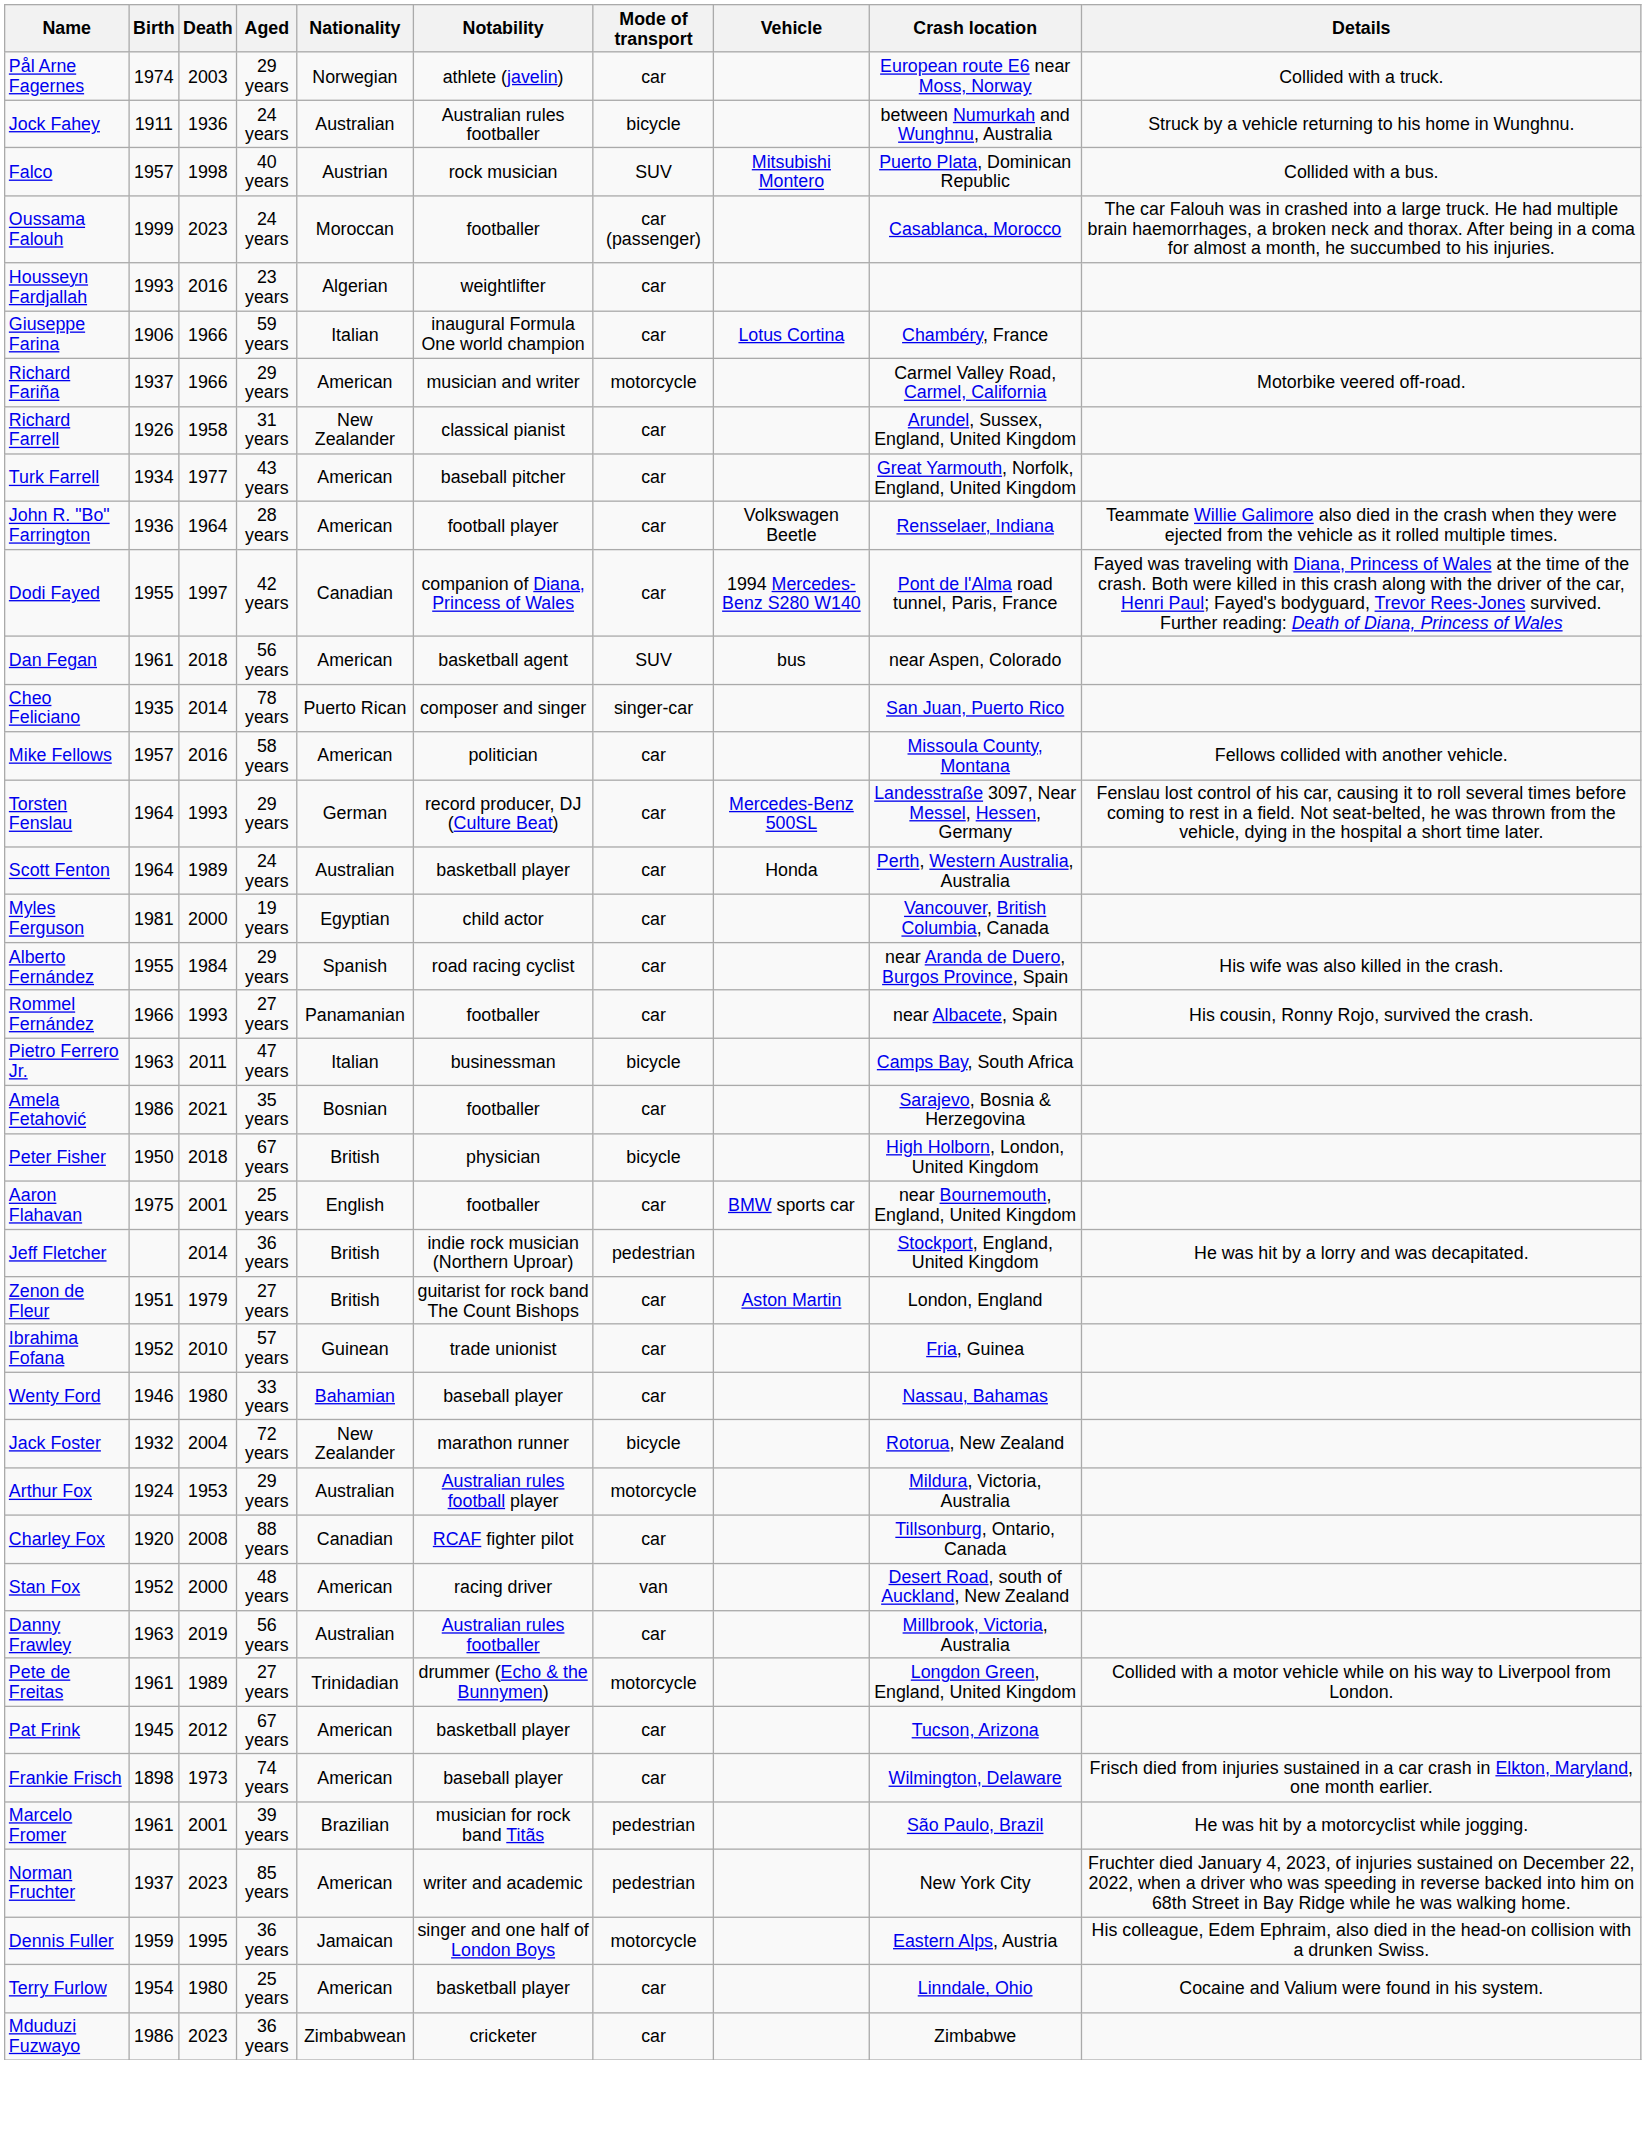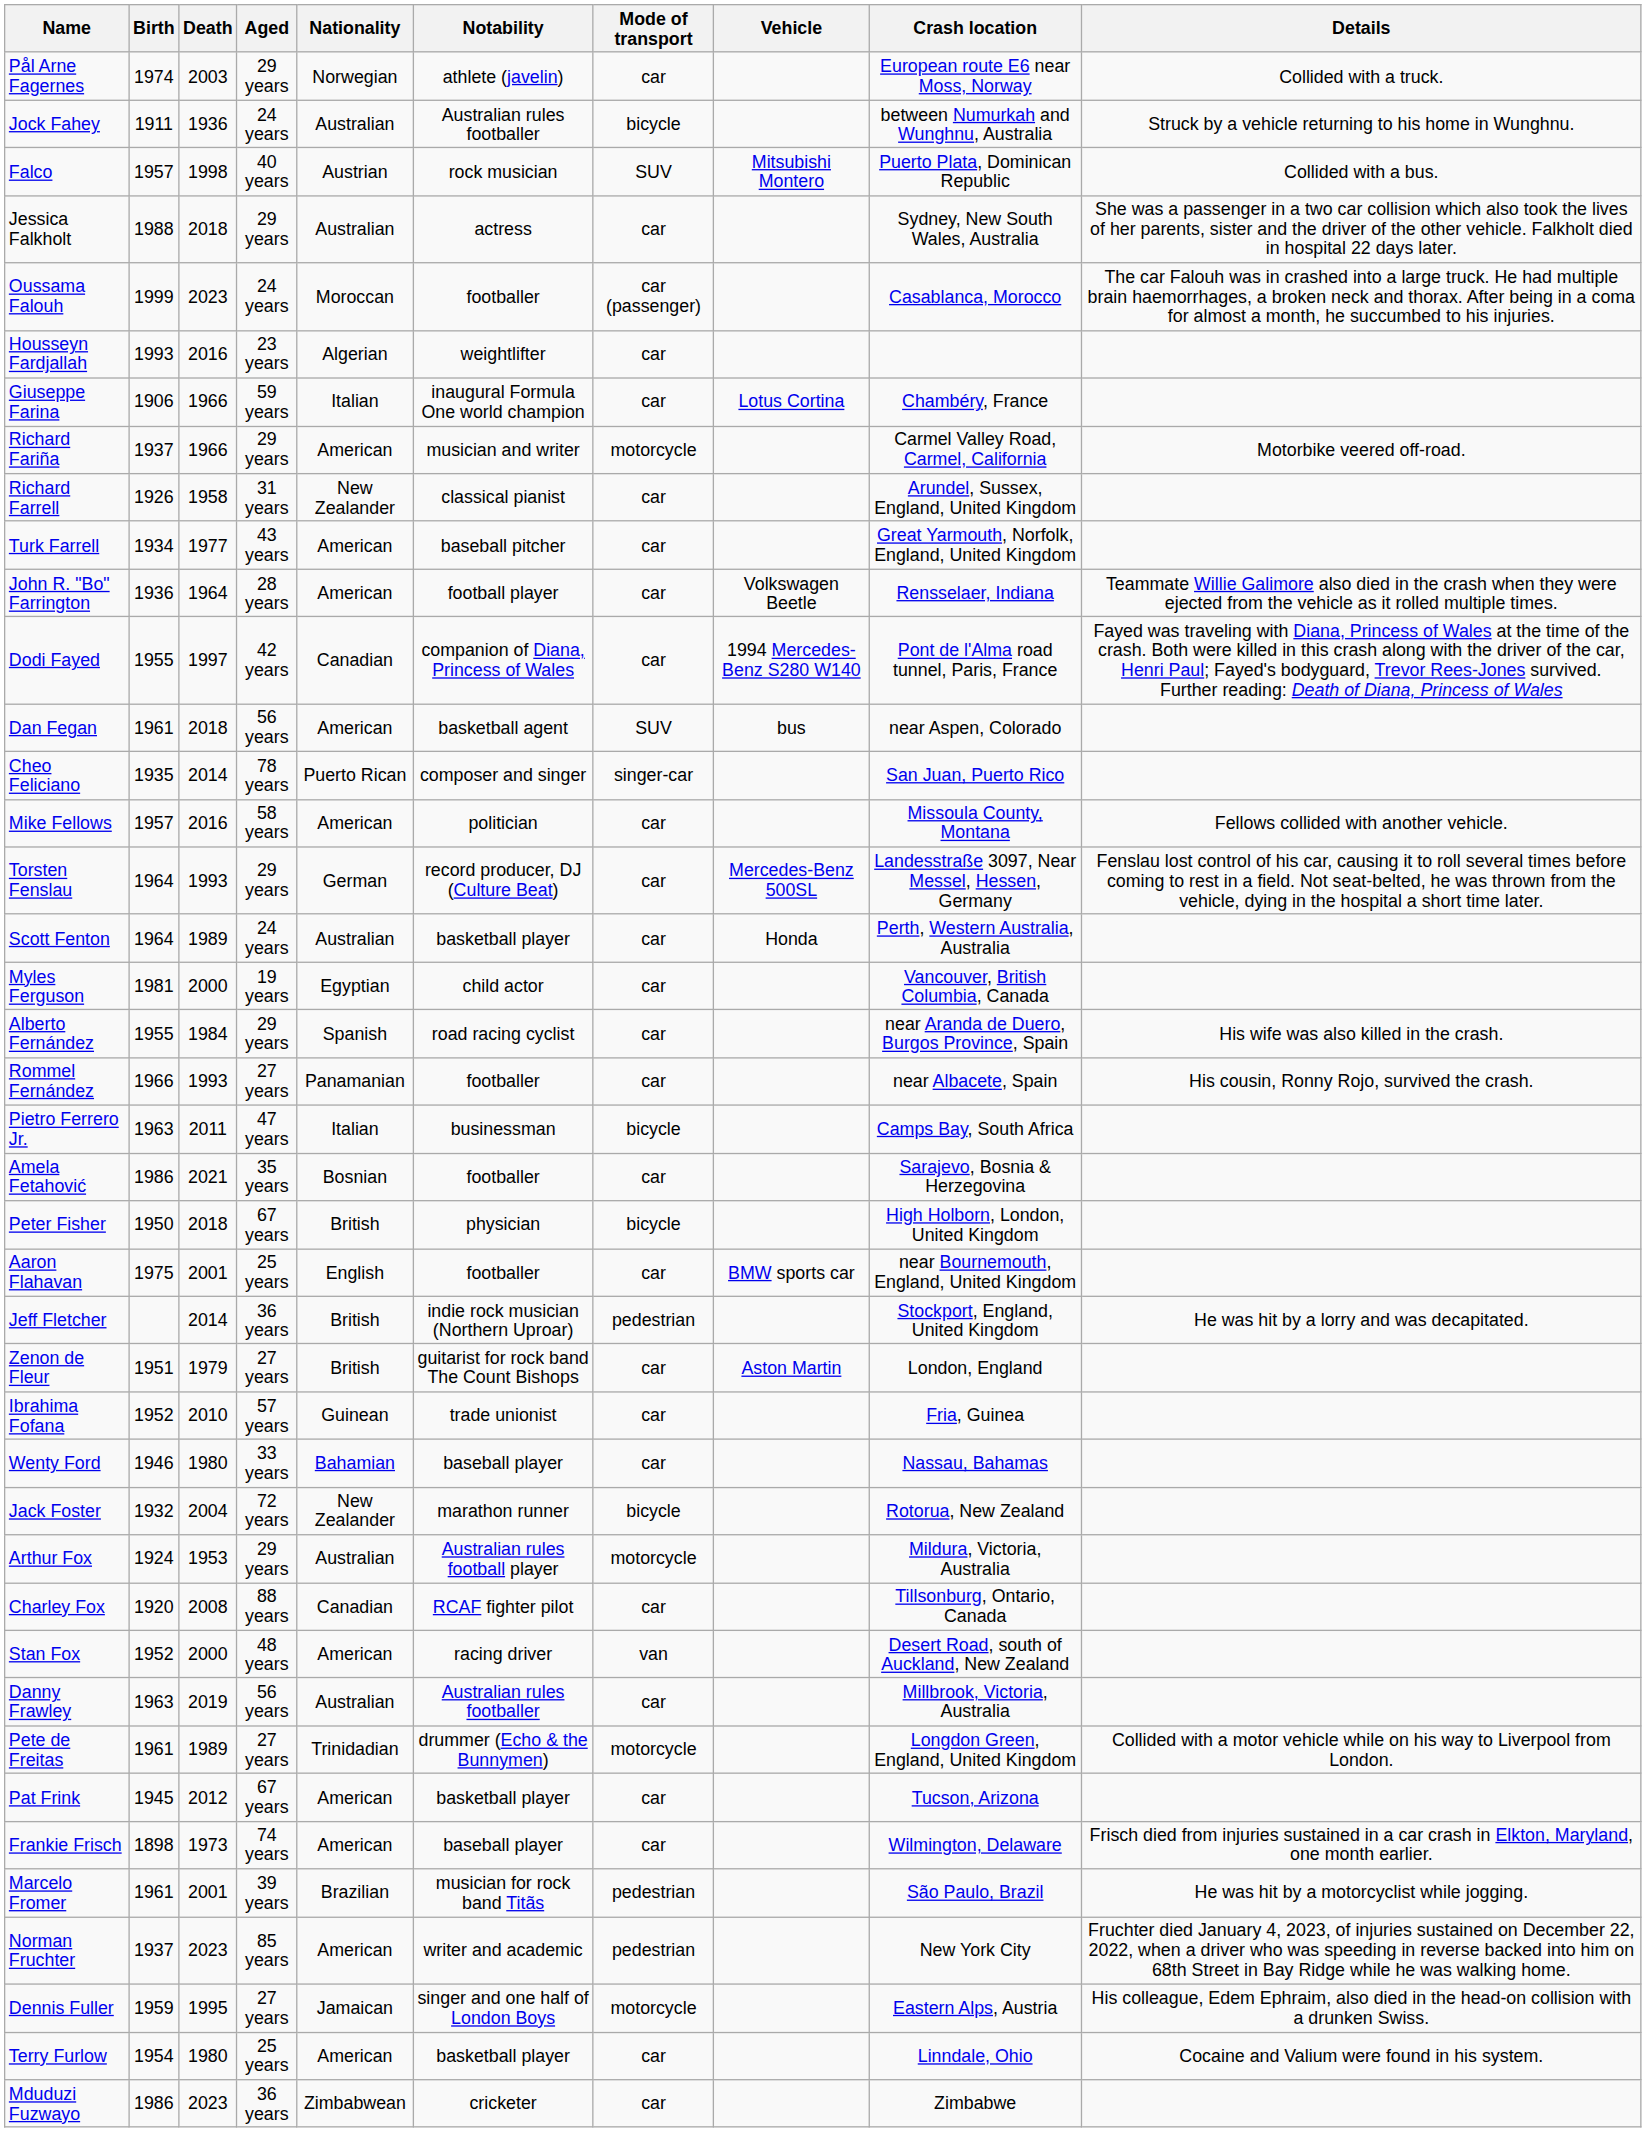+ row: (40, 229)
(267, 1940) 36 years -> (267, 2008) 27 years
